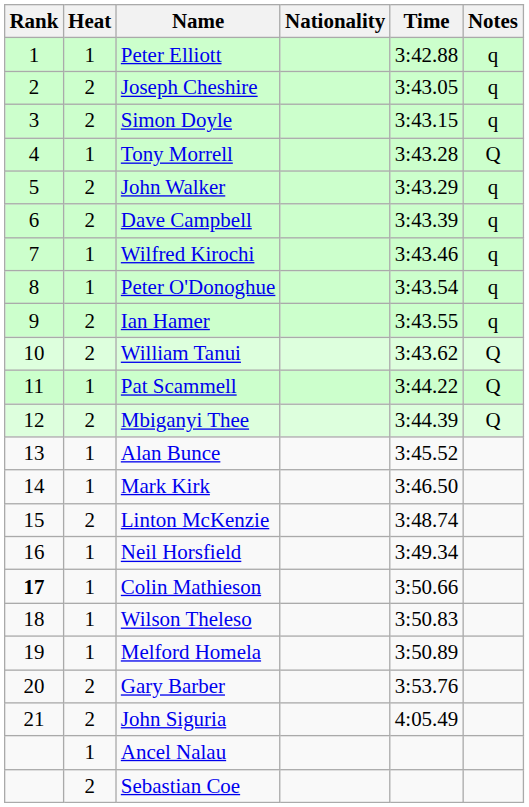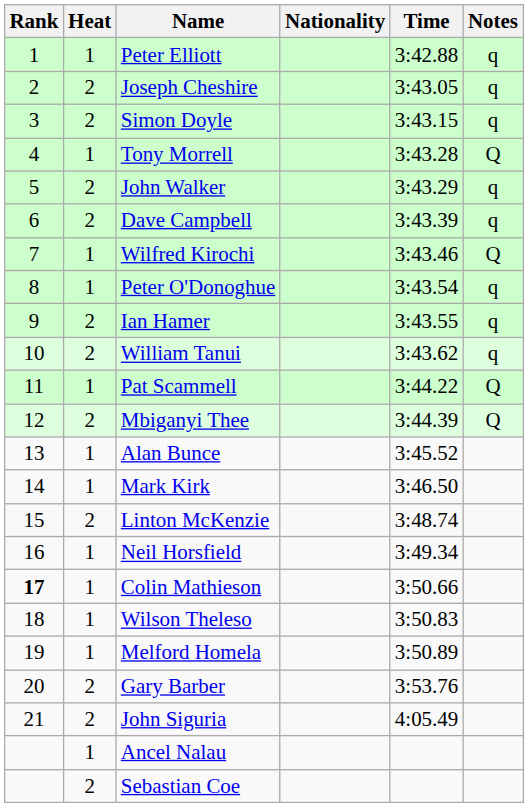(493, 253) q -> (493, 253) Q
(493, 353) Q -> (493, 353) q
